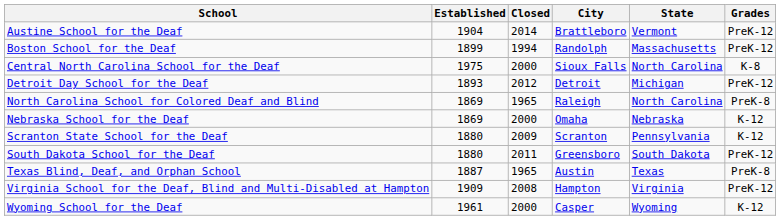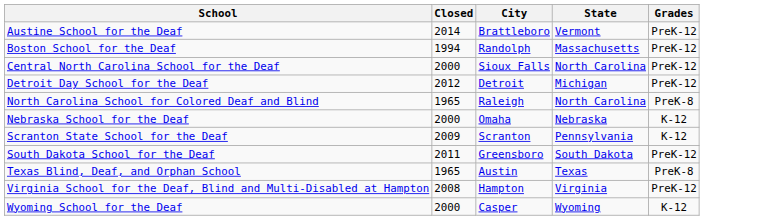- column: (470, 13)
(751, 66) K-8 -> (674, 66) PreK-12
